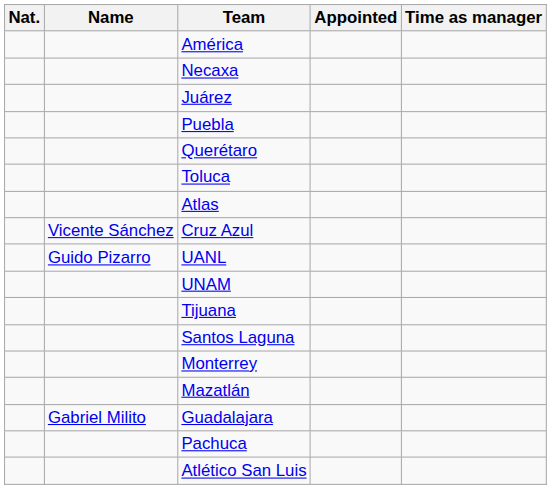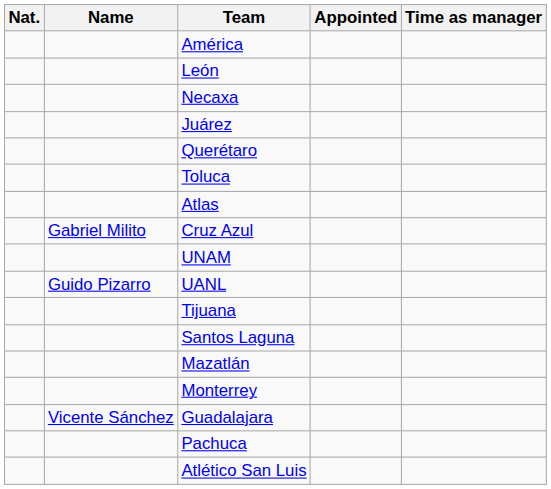+ row: (200, 71)
- row: (208, 124)
(111, 230) Vicente Sánchez -> (97, 230) Gabriel Milito
rows swapped: (204, 257) <-> (206, 284)
rows swapped: (216, 390) <-> (219, 364)
(97, 417) Gabriel Milito -> (111, 417) Vicente Sánchez
